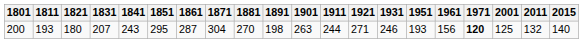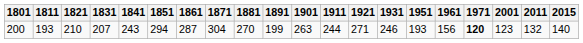(73, 30) 180 -> (73, 30) 210
(159, 30) 295 -> (159, 30) 294
(274, 30) 198 -> (274, 30) 199
(504, 30) 125 -> (504, 30) 123
